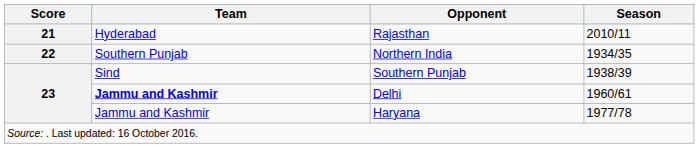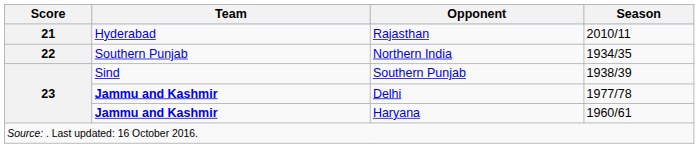(609, 93) 1960/61 -> (609, 93) 1977/78
(152, 113) normal -> (156, 113) bold
(609, 113) 1977/78 -> (609, 113) 1960/61
